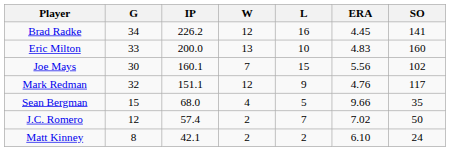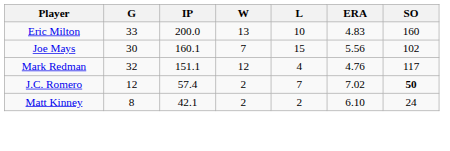- row: (55, 31)
(304, 84) 9 -> (299, 66) 4
- row: (55, 102)
(417, 119) normal -> (411, 84) bold
